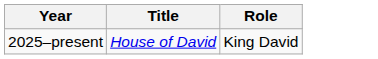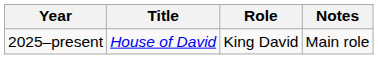+ column: (338, 16)
